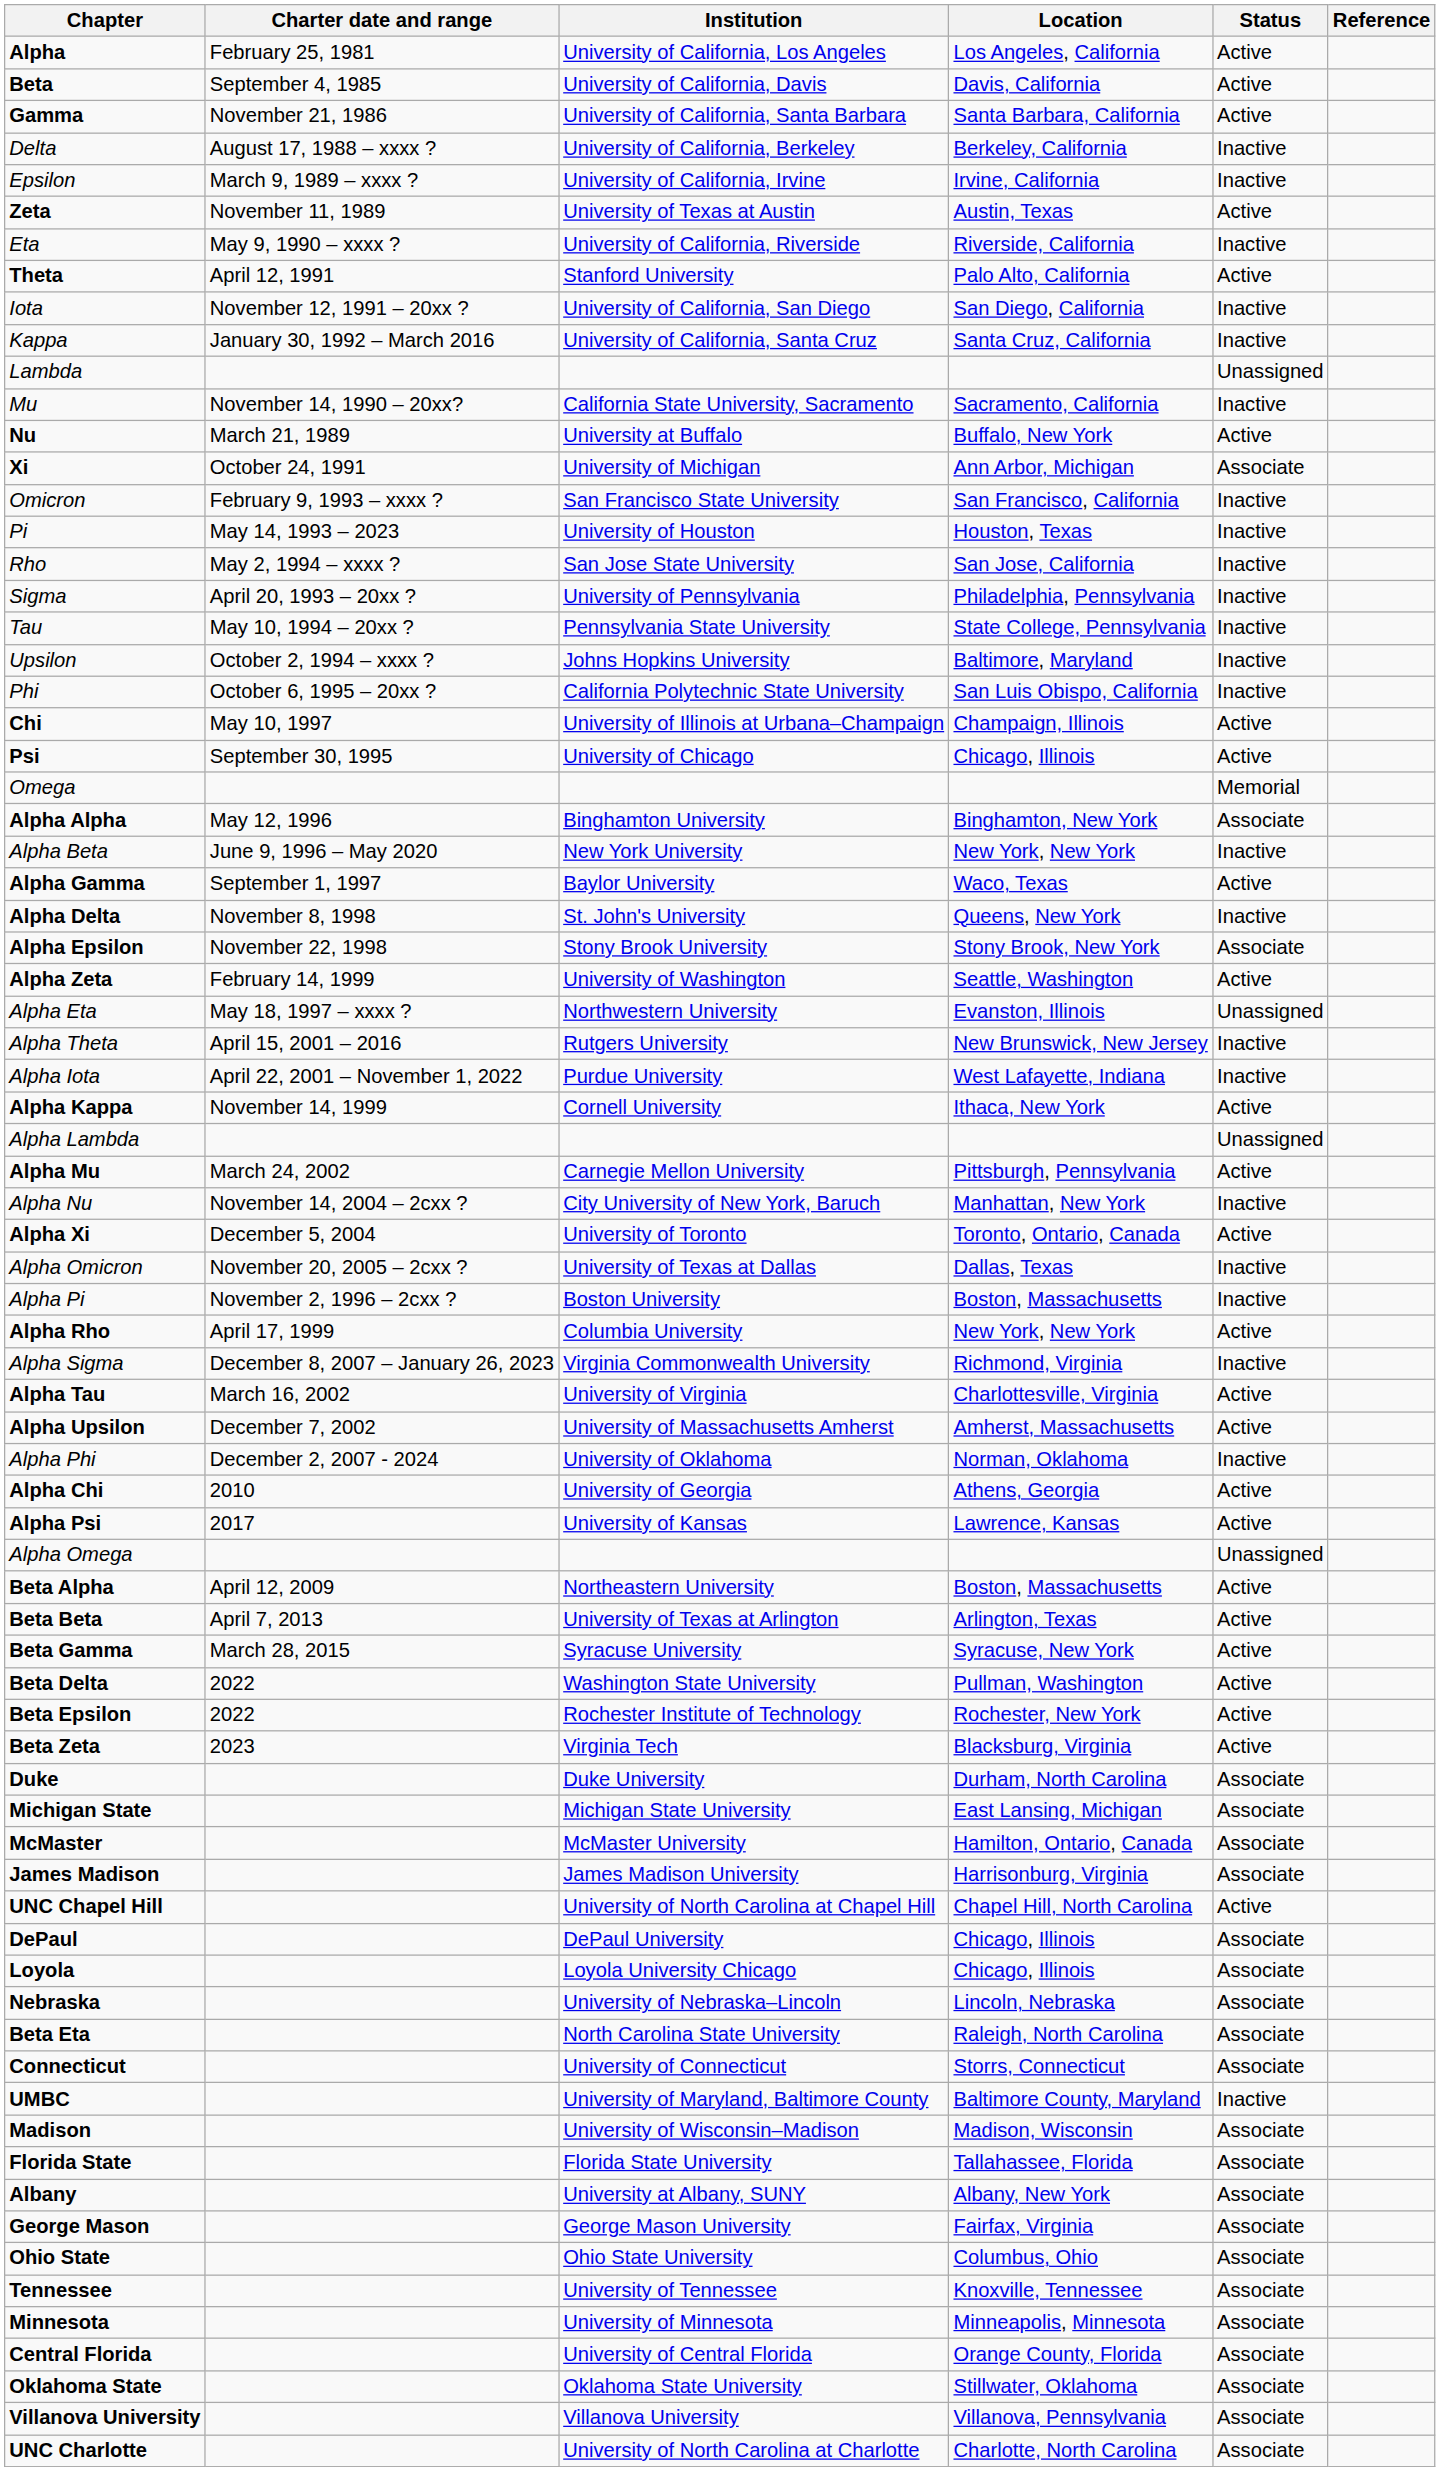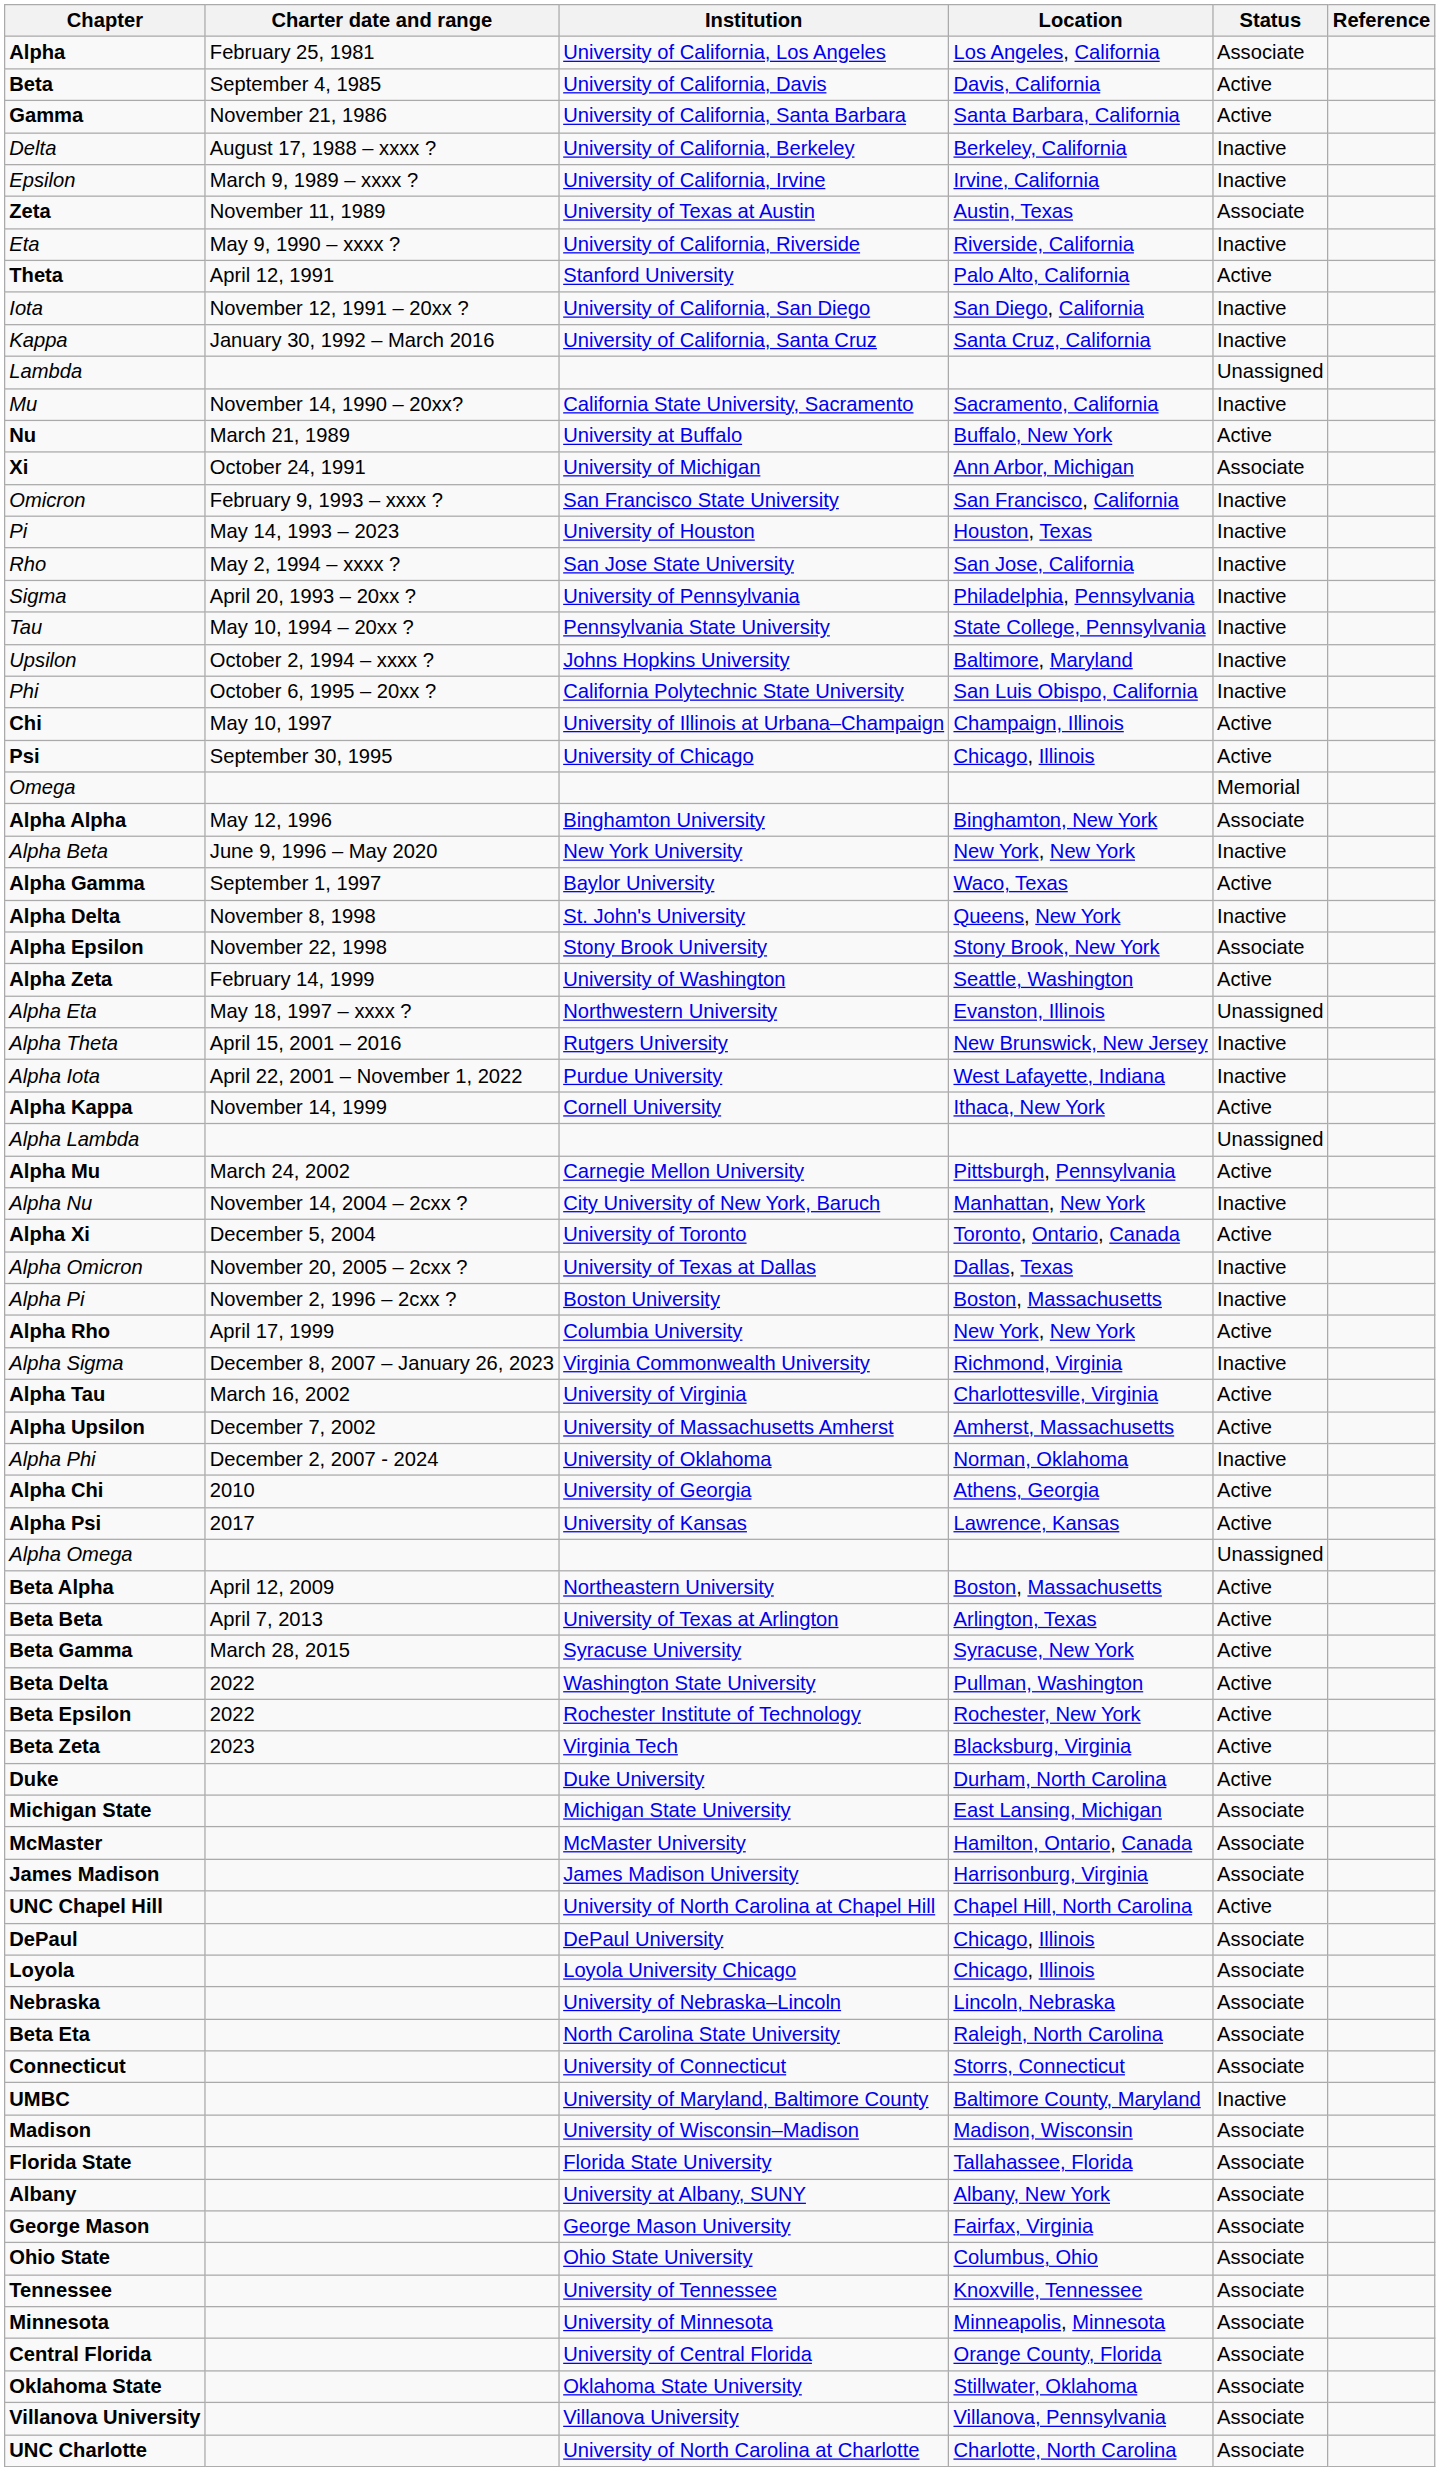(1245, 52) Active -> (1261, 52) Associate
(1245, 212) Active -> (1261, 212) Associate
(1261, 1778) Associate -> (1245, 1778) Active
